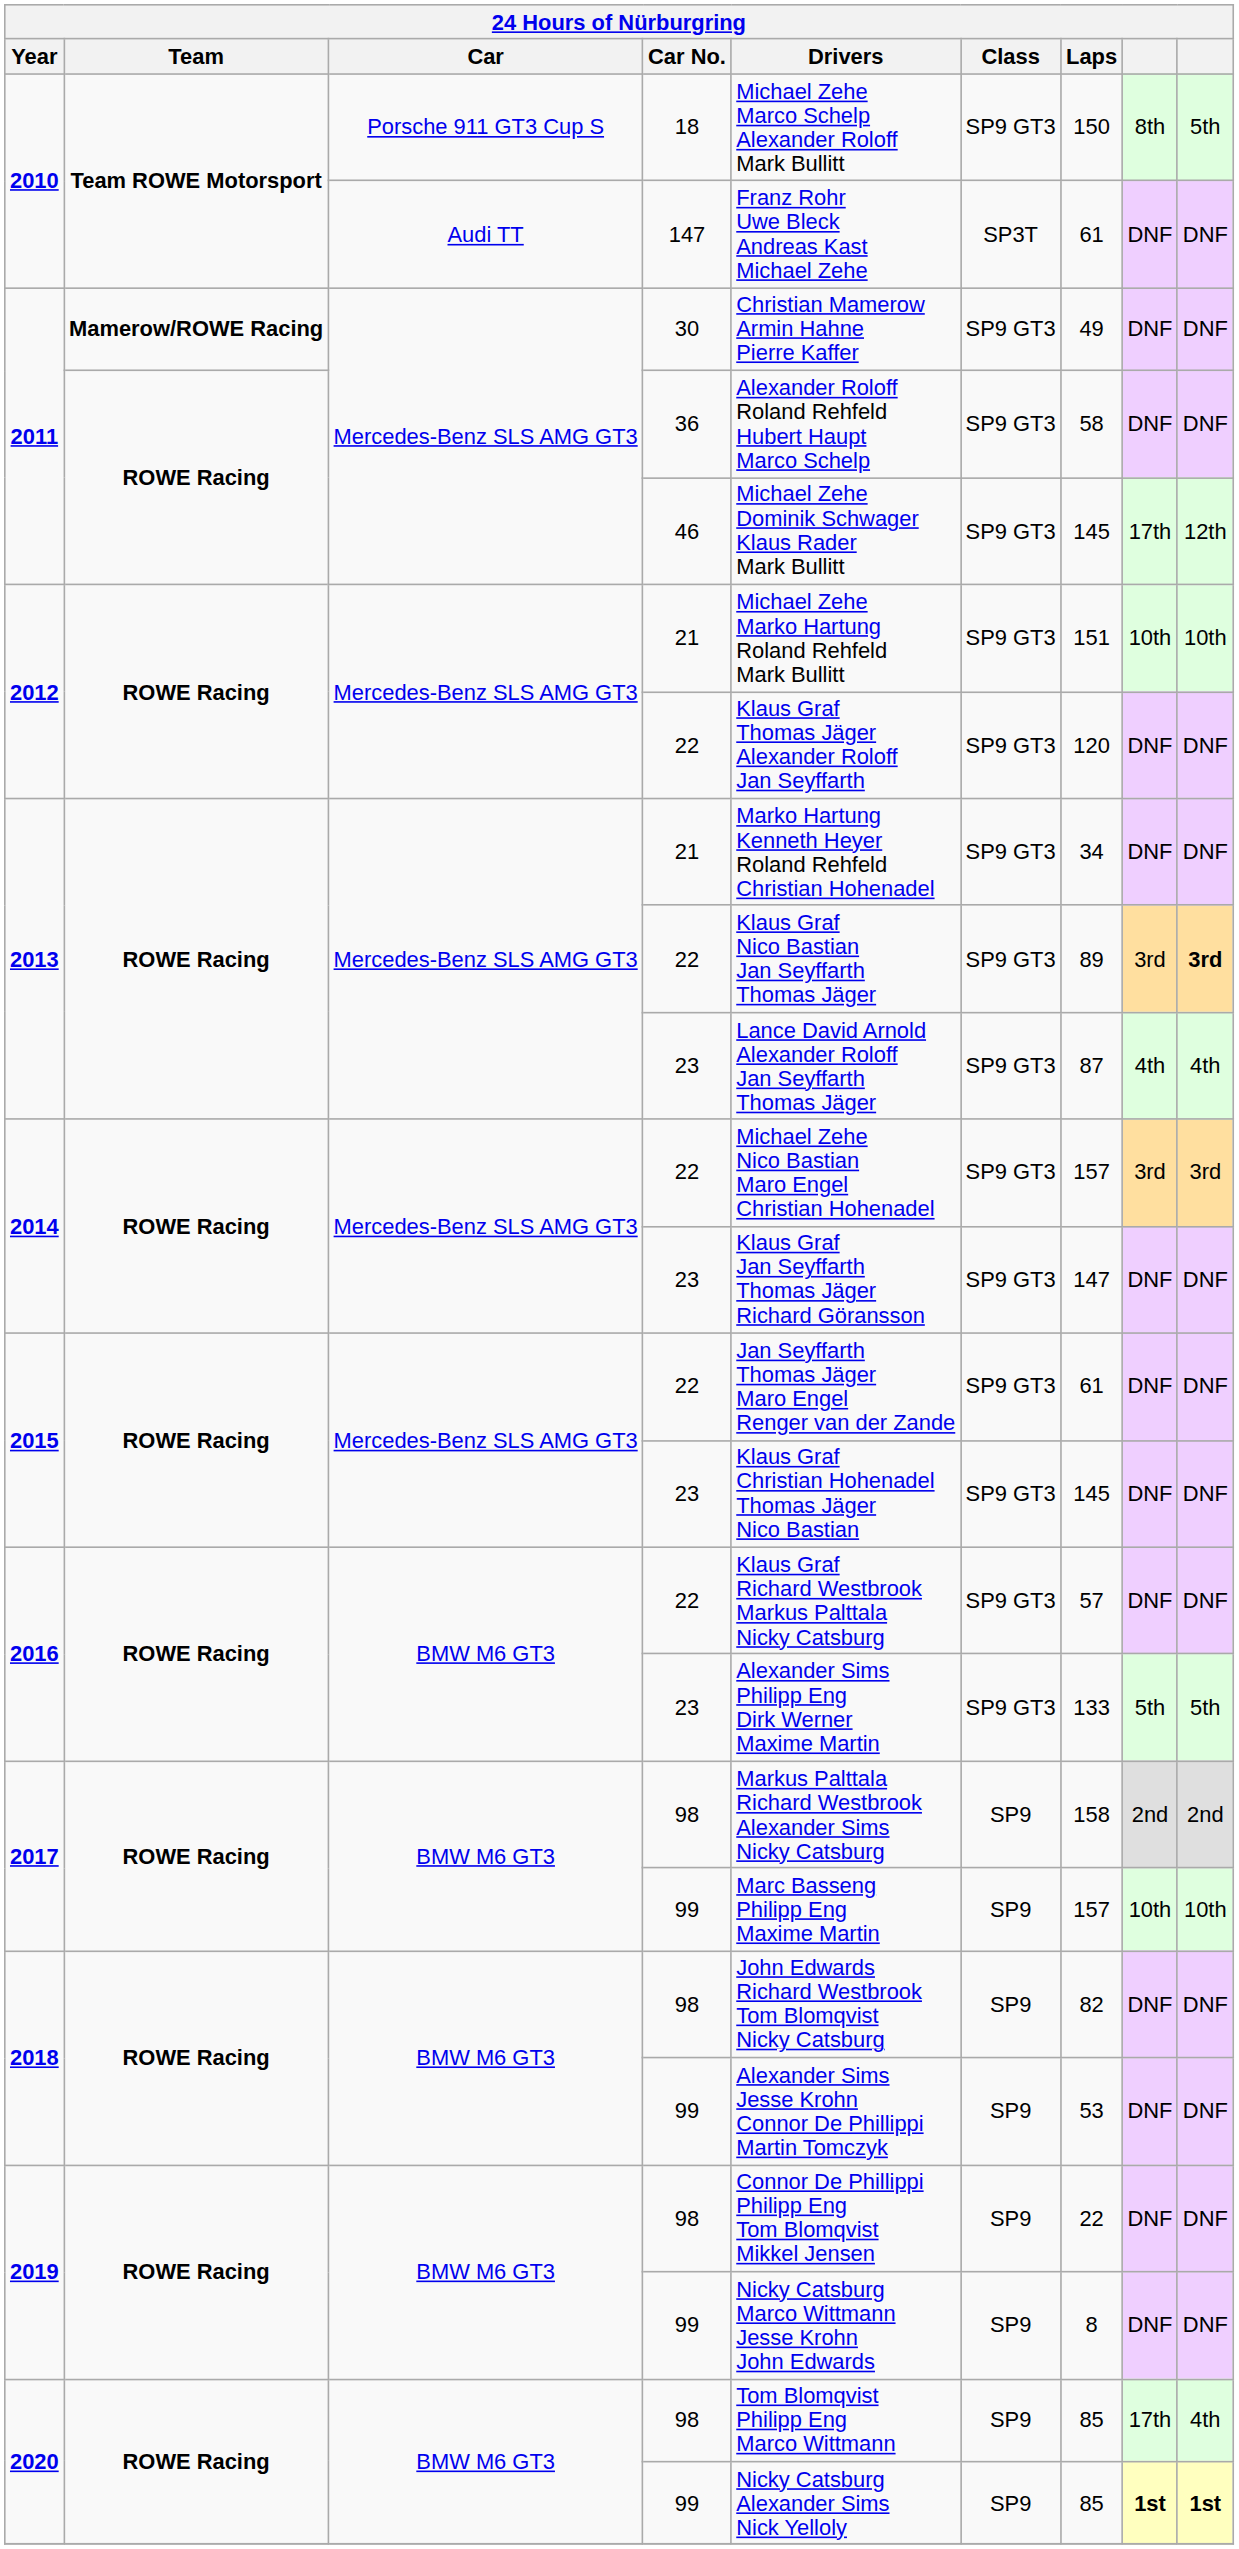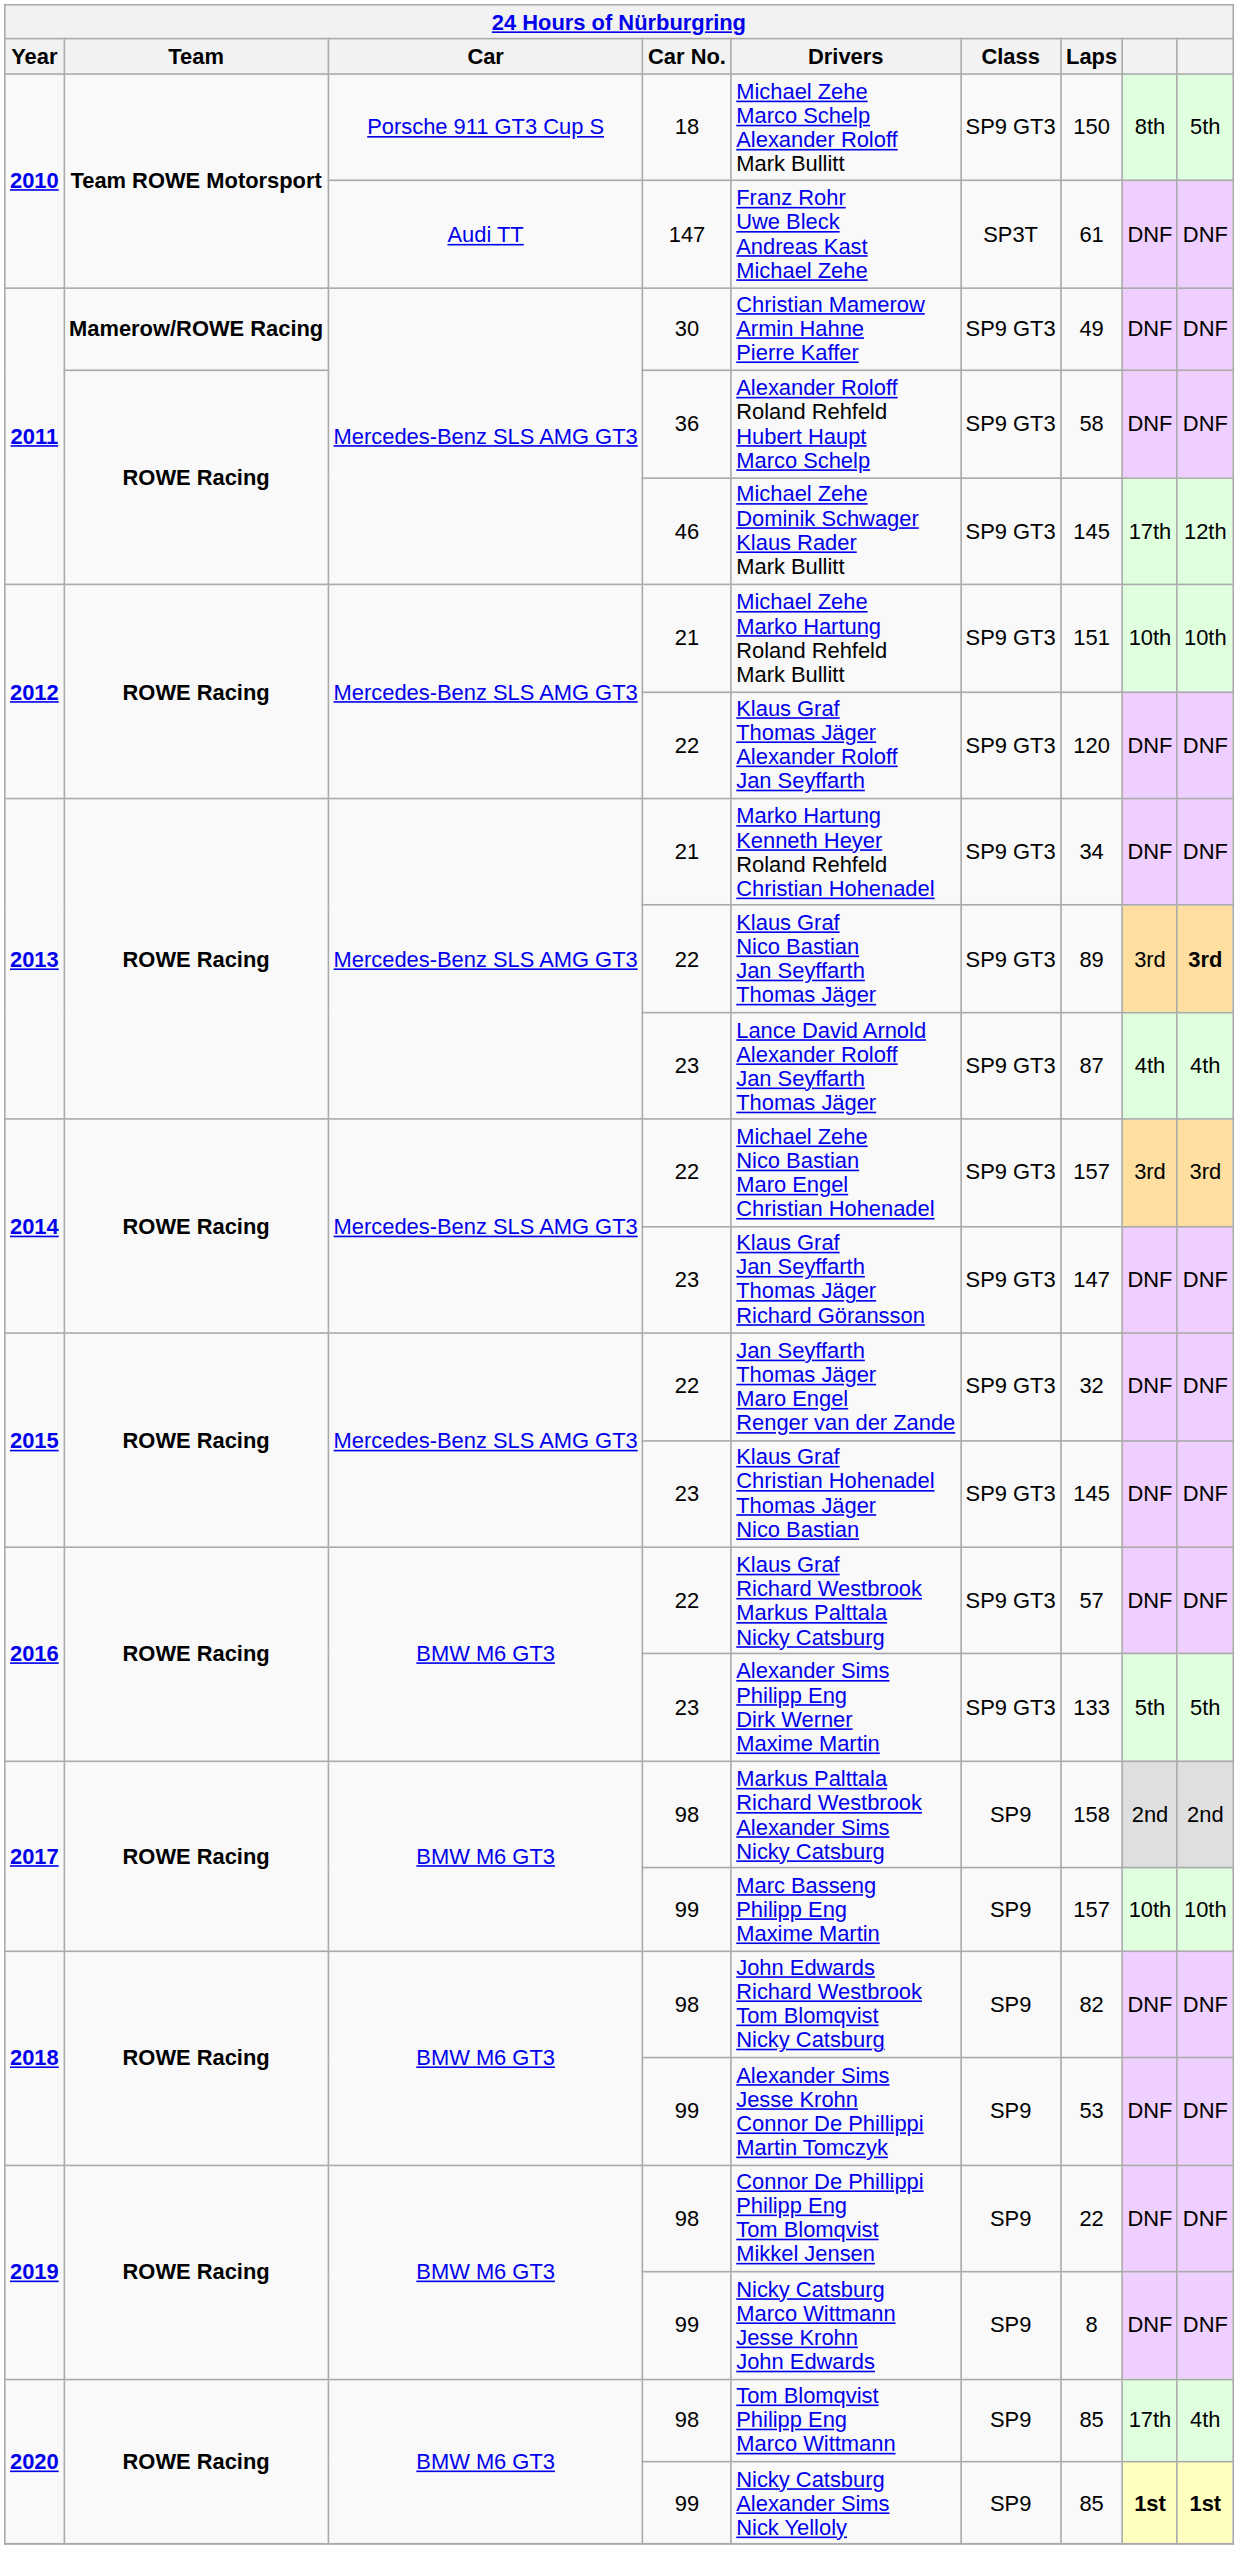(1092, 1386) 61 -> (1092, 1386) 32
